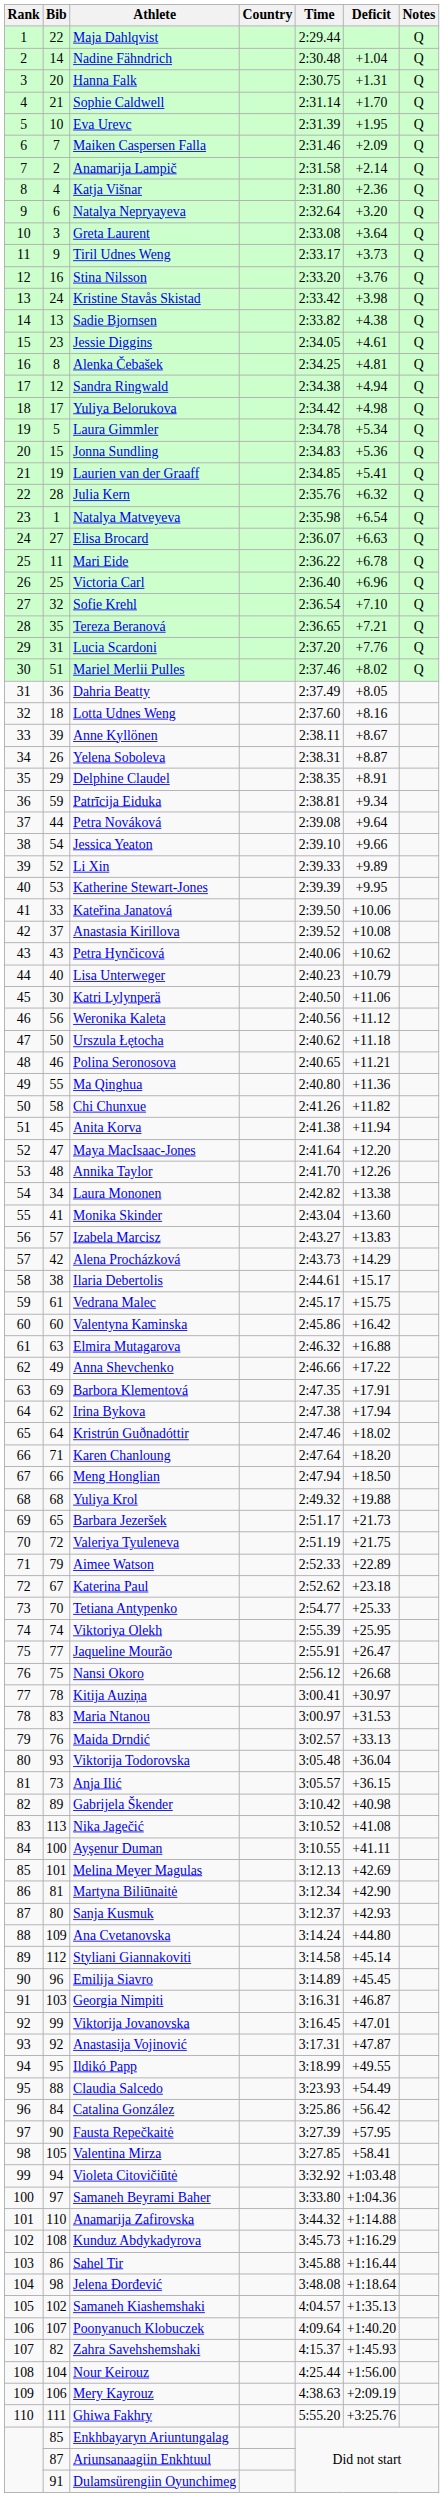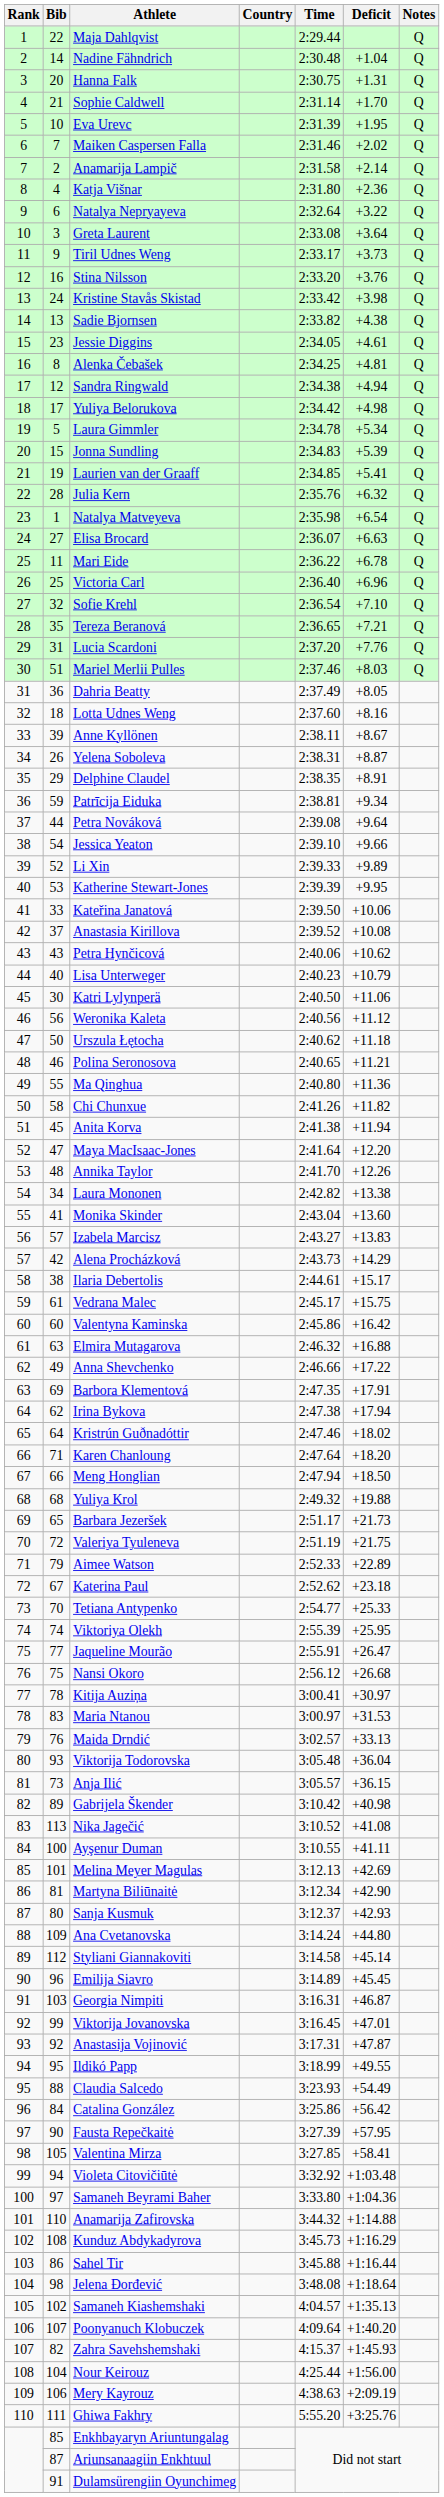(371, 146) +2.09 -> (371, 146) +2.02
(371, 211) +3.20 -> (371, 211) +3.22
(371, 451) +5.36 -> (371, 451) +5.39
(371, 670) +8.02 -> (371, 670) +8.03
